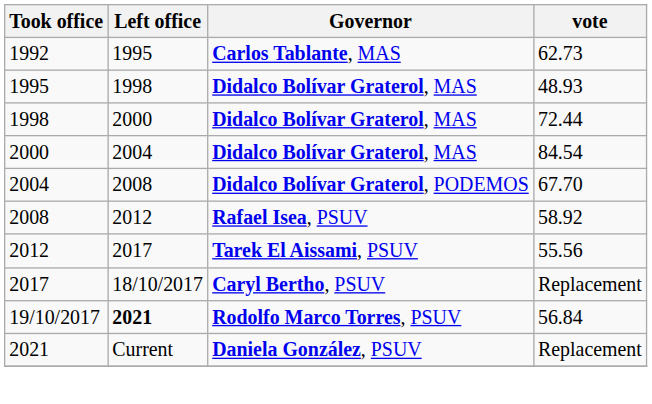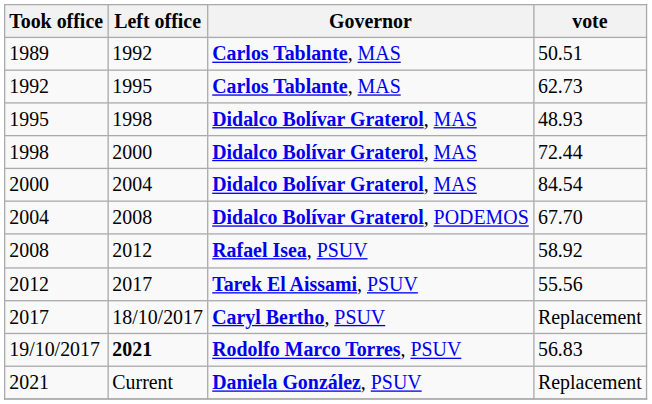+ row: (29, 53)
(560, 316) 56.84 -> (560, 349) 56.83
